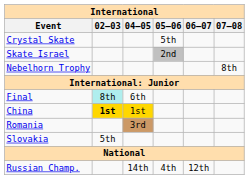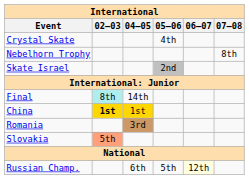(168, 40) 5th -> (168, 40) 4th
rows swapped: (48, 68) <-> (38, 54)
(138, 97) 6th -> (138, 97) 14th
(108, 139) no background -> (108, 139) lightsalmon background
(138, 168) 14th -> (138, 168) 6th
(168, 168) 4th -> (168, 168) 5th
(199, 168) no background -> (199, 168) lightyellow background
